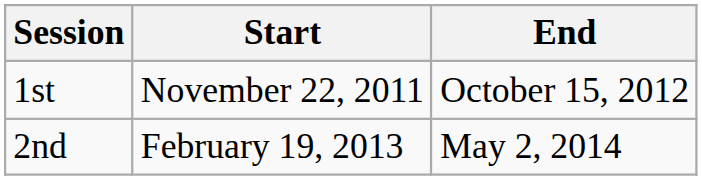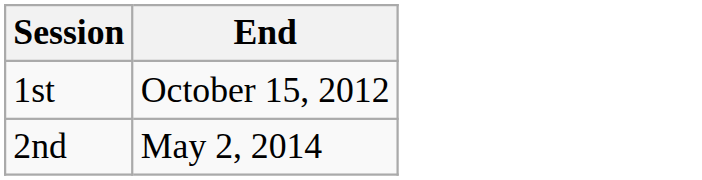- column: (282, 32)
